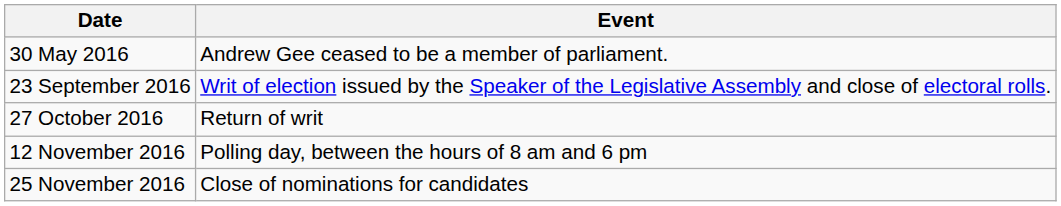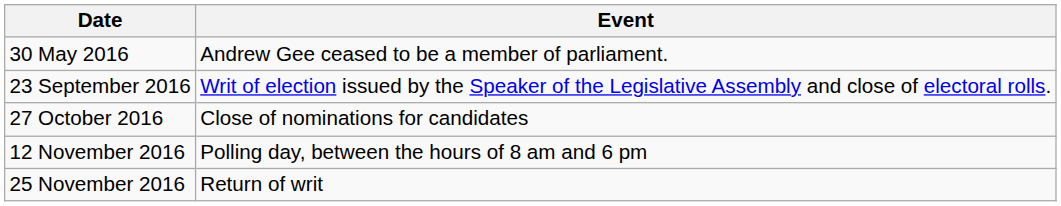(262, 119) Return of writ -> (364, 119) Close of nominations for candidates
(364, 184) Close of nominations for candidates -> (262, 184) Return of writ
